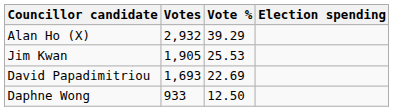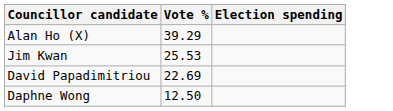- column: (182, 15)
